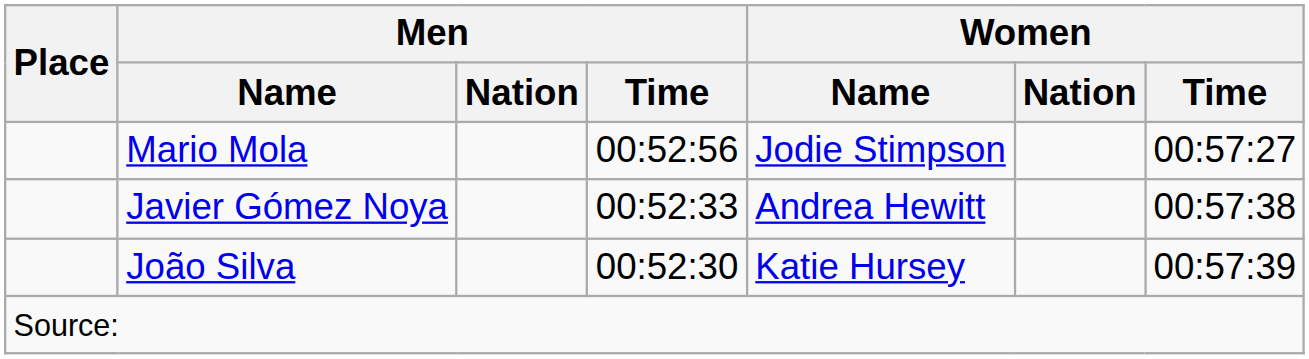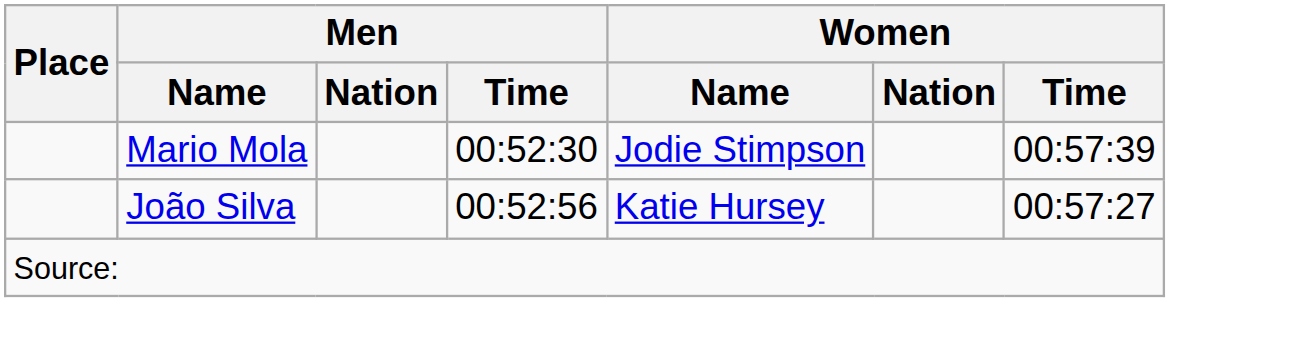(667, 149) 00:52:56 -> (527, 149) 00:52:30
(1225, 149) 00:57:27 -> (1084, 149) 00:57:39
- row: (287, 207)
(667, 265) 00:52:30 -> (527, 207) 00:52:56
(1225, 265) 00:57:39 -> (1084, 207) 00:57:27
